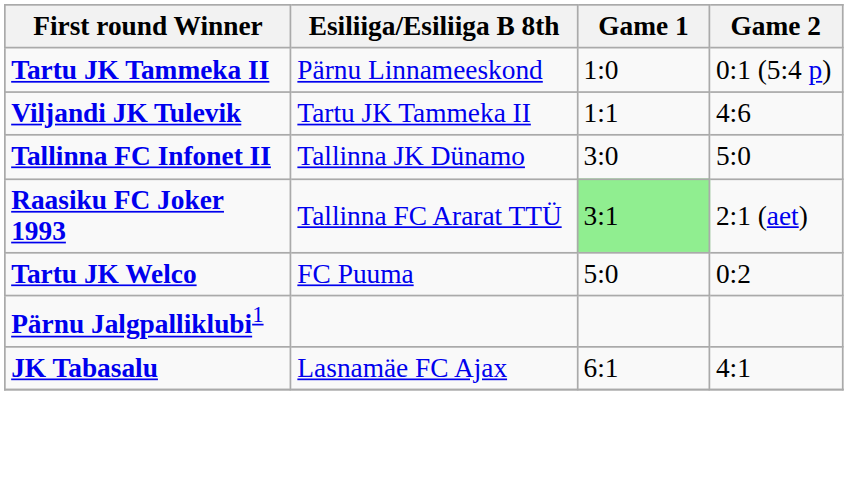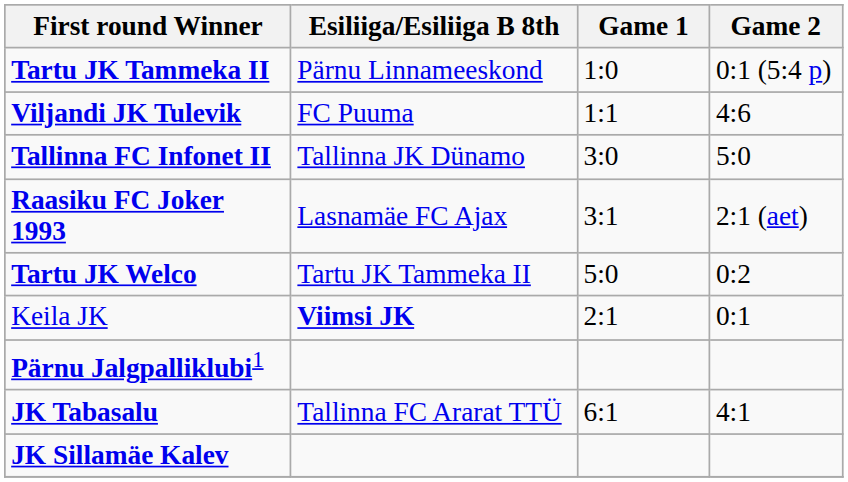(414, 112) Tartu JK Tammeka II -> (356, 112) FC Puuma
(430, 215) Tallinna FC Ararat TTÜ -> (402, 215) Lasnamäe FC Ajax
(601, 215) lightgreen background -> (601, 215) no background
(356, 273) FC Puuma -> (414, 273) Tartu JK Tammeka II
+ row: (59, 317)
(402, 368) Lasnamäe FC Ajax -> (430, 411) Tallinna FC Ararat TTÜ
+ row: (120, 454)
